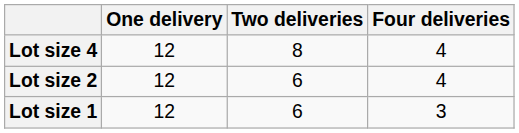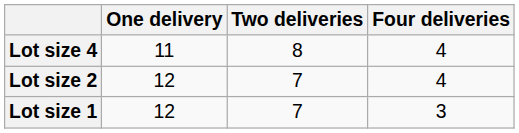(164, 50) 12 -> (164, 50) 11
(297, 81) 6 -> (297, 81) 7
(297, 111) 6 -> (297, 111) 7
